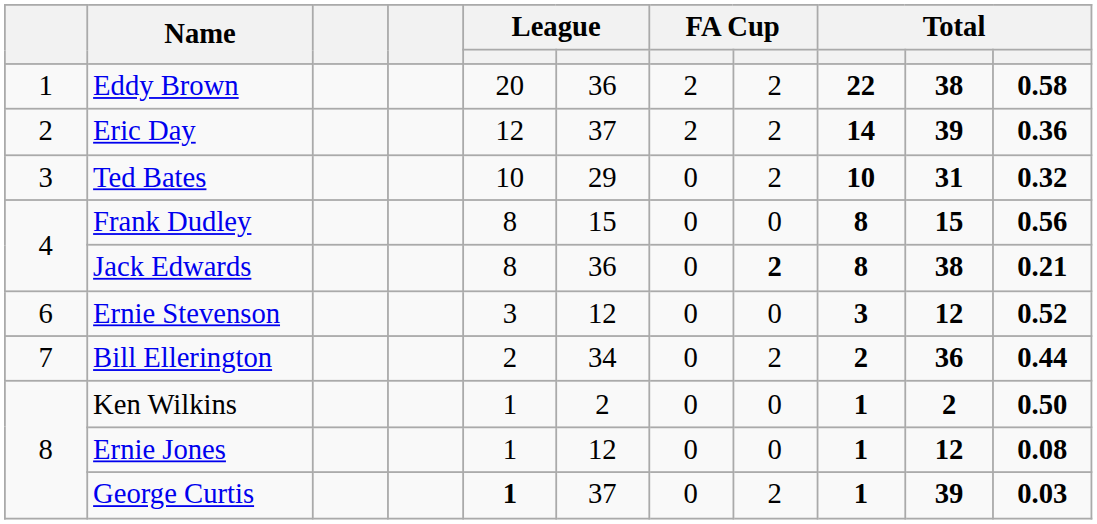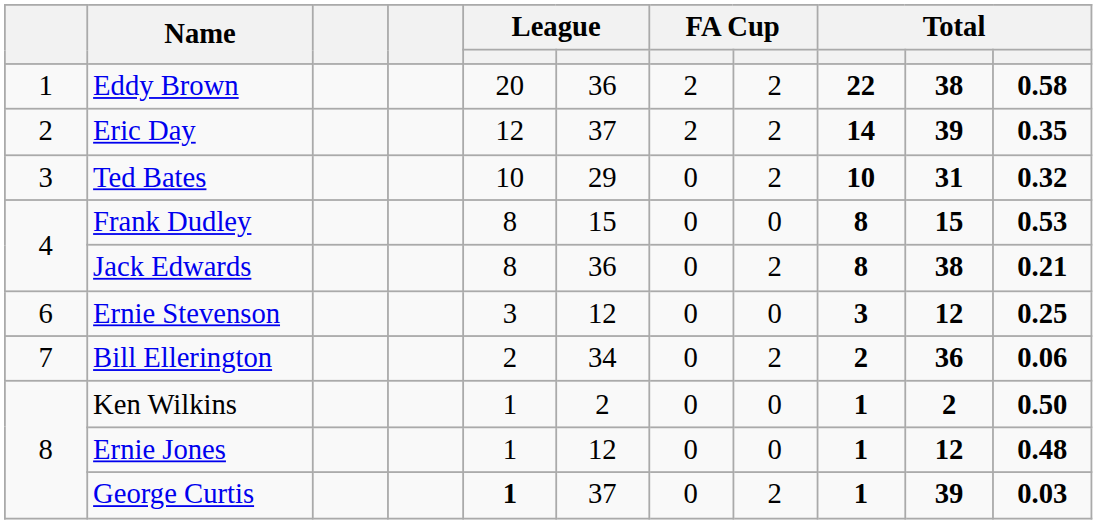(1042, 131) 0.36 -> (1042, 131) 0.35
(1042, 222) 0.56 -> (1042, 222) 0.53
(775, 267) bold -> (775, 267) normal
(1042, 312) 0.52 -> (1042, 312) 0.25
(1042, 358) 0.44 -> (1042, 358) 0.06
(1042, 449) 0.08 -> (1042, 449) 0.48
